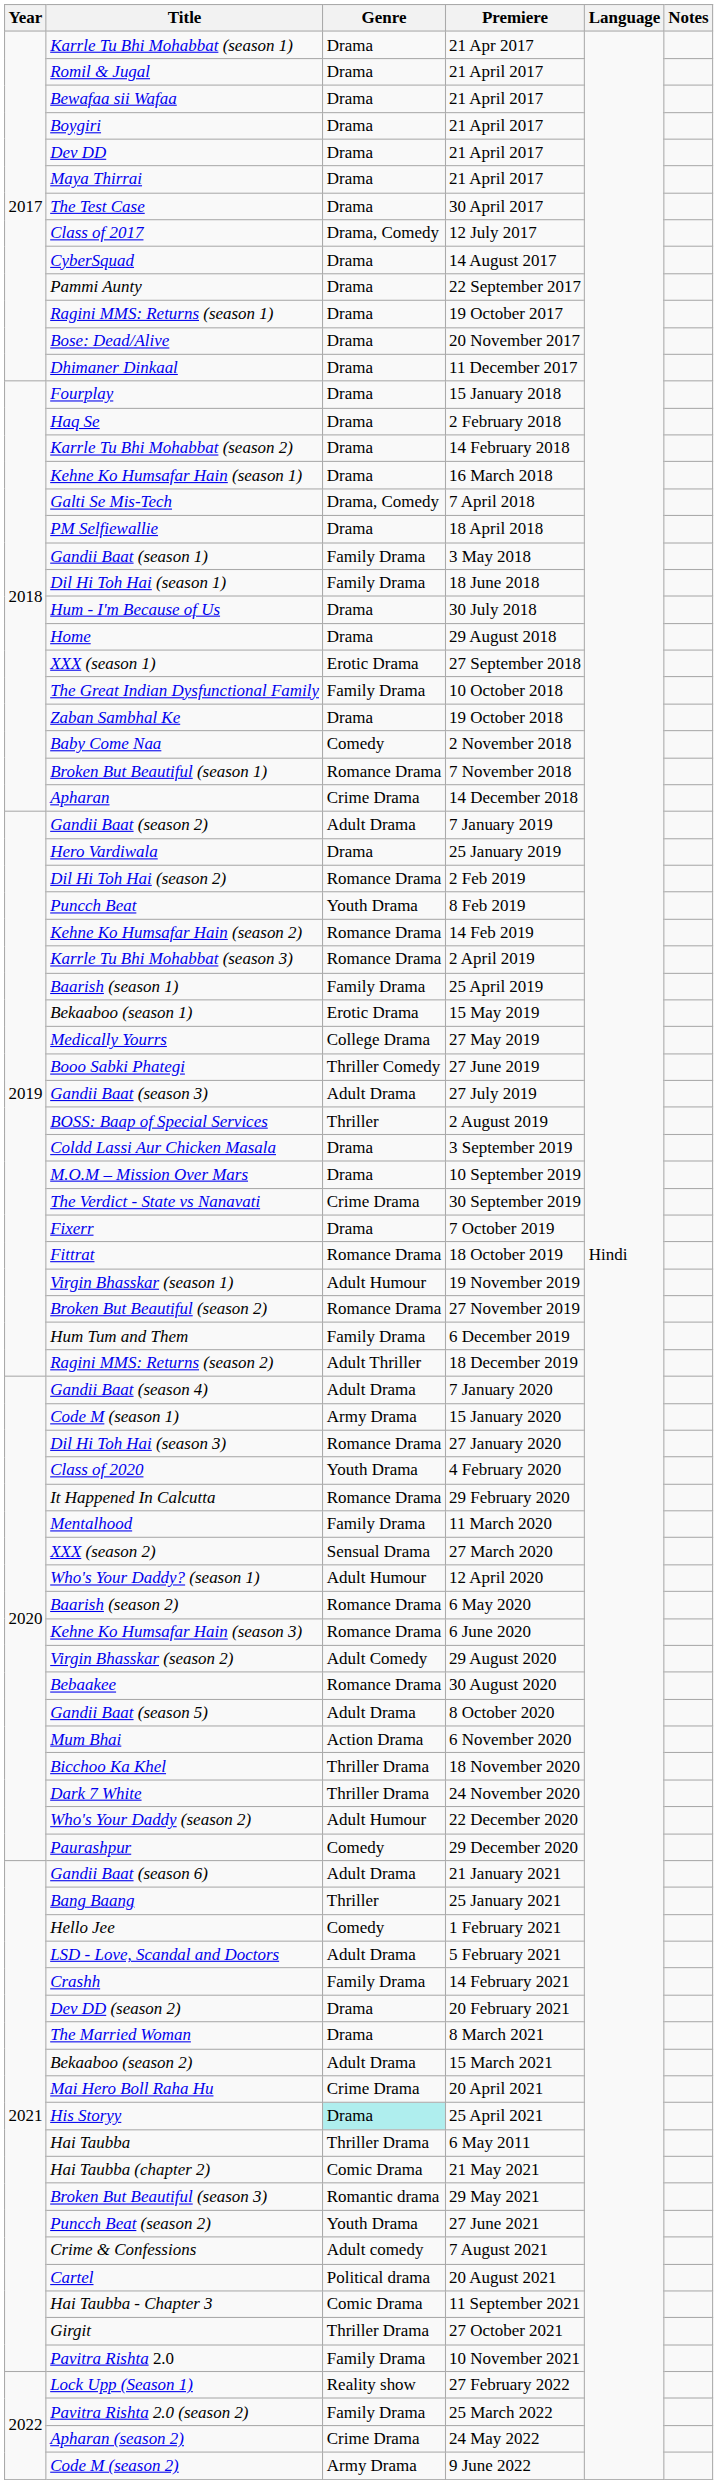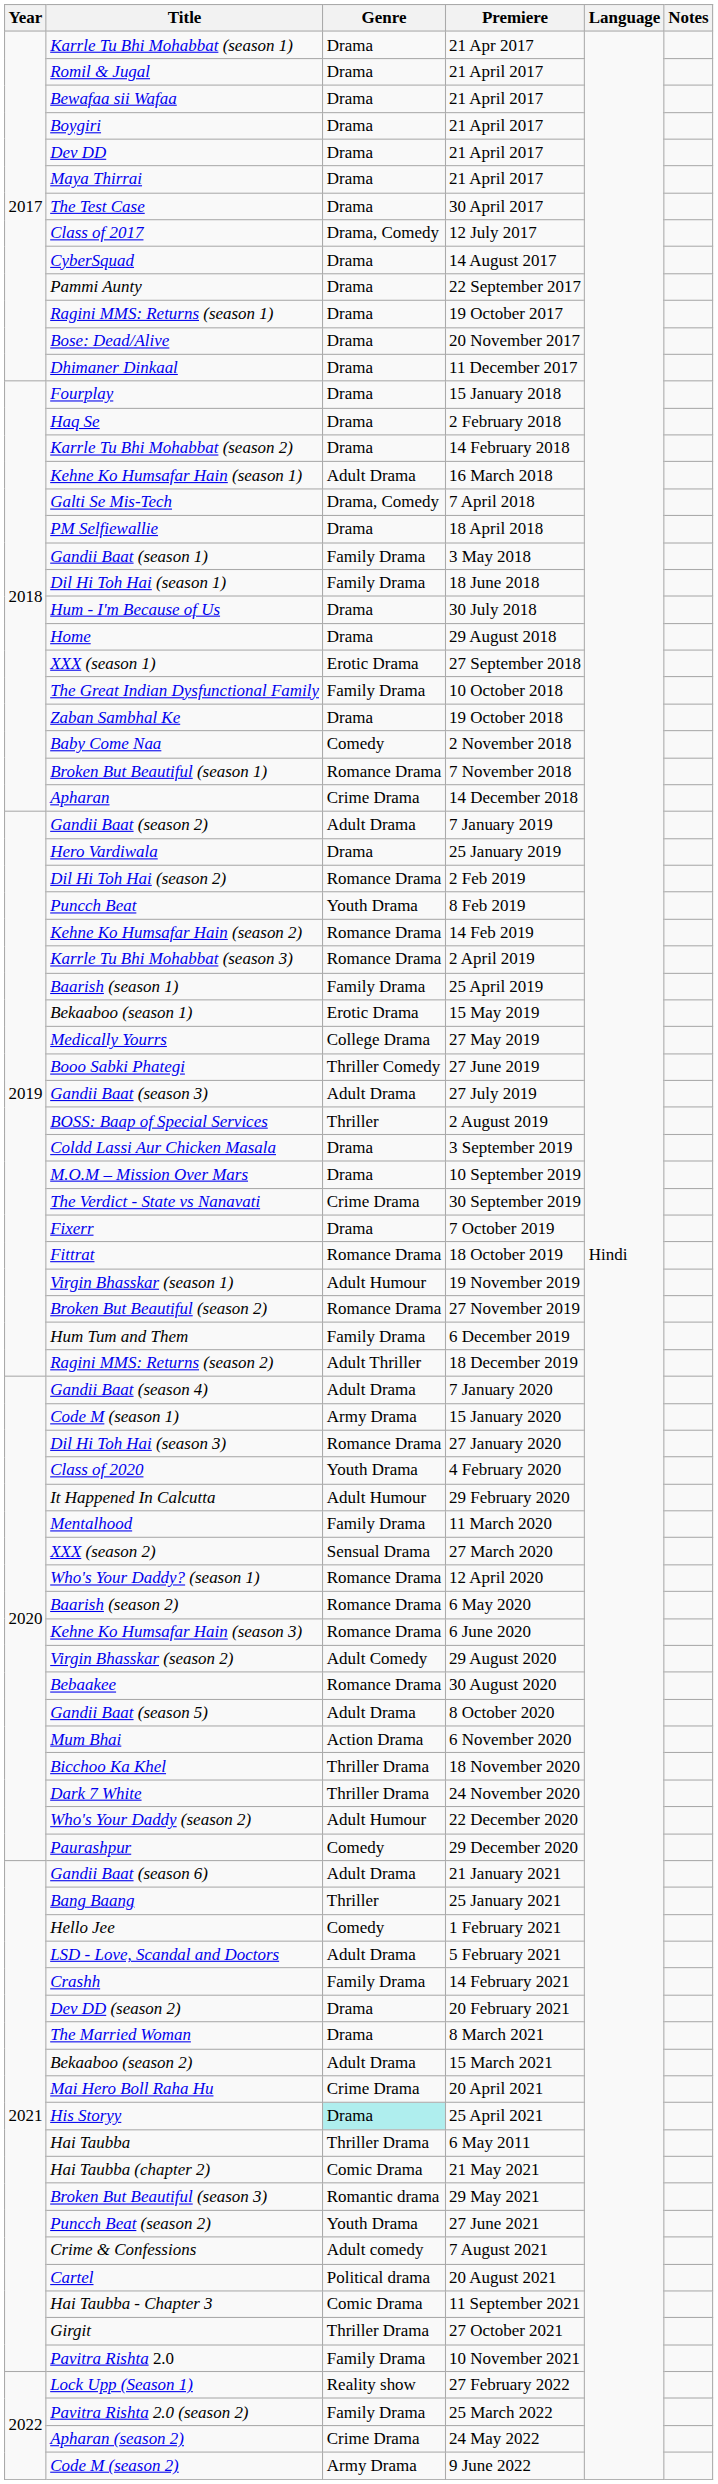(350, 475) Drama -> (371, 475) Adult Drama
(384, 1497) Romance Drama -> (377, 1497) Adult Humour
(377, 1578) Adult Humour -> (384, 1578) Romance Drama
